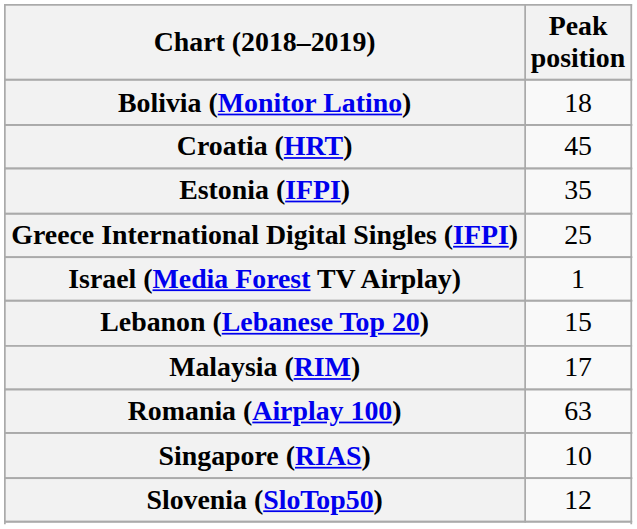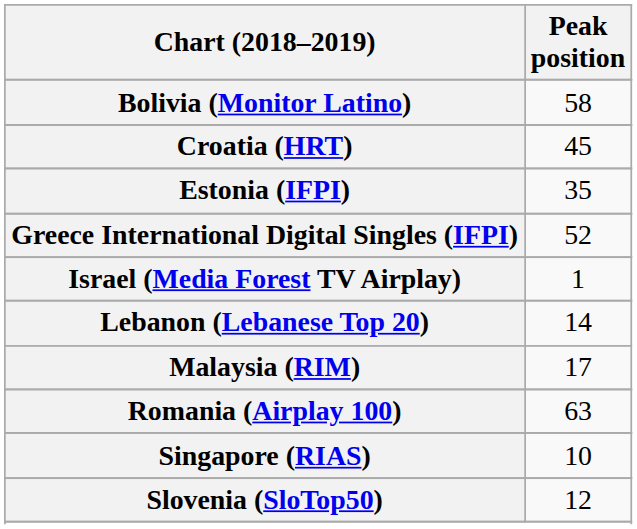(578, 102) 18 -> (578, 102) 58
(578, 234) 25 -> (578, 234) 52
(578, 322) 15 -> (578, 322) 14
